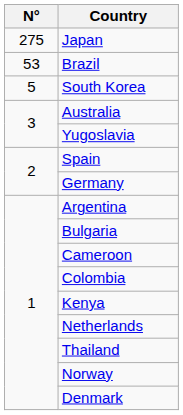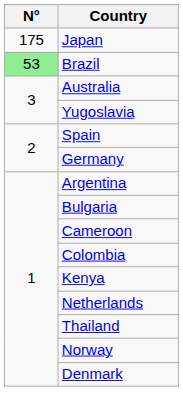(31, 40) 275 -> (31, 40) 175
(31, 64) no background -> (31, 64) lightgreen background
- row: (104, 87)
